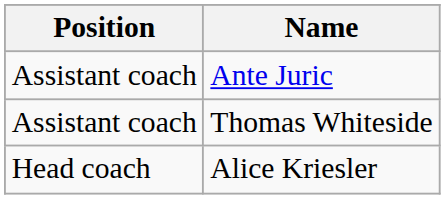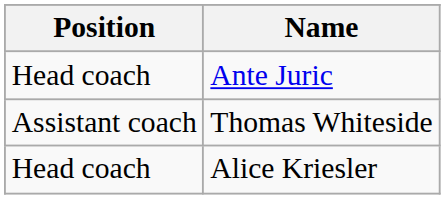(104, 74) Assistant coach -> (81, 74) Head coach
